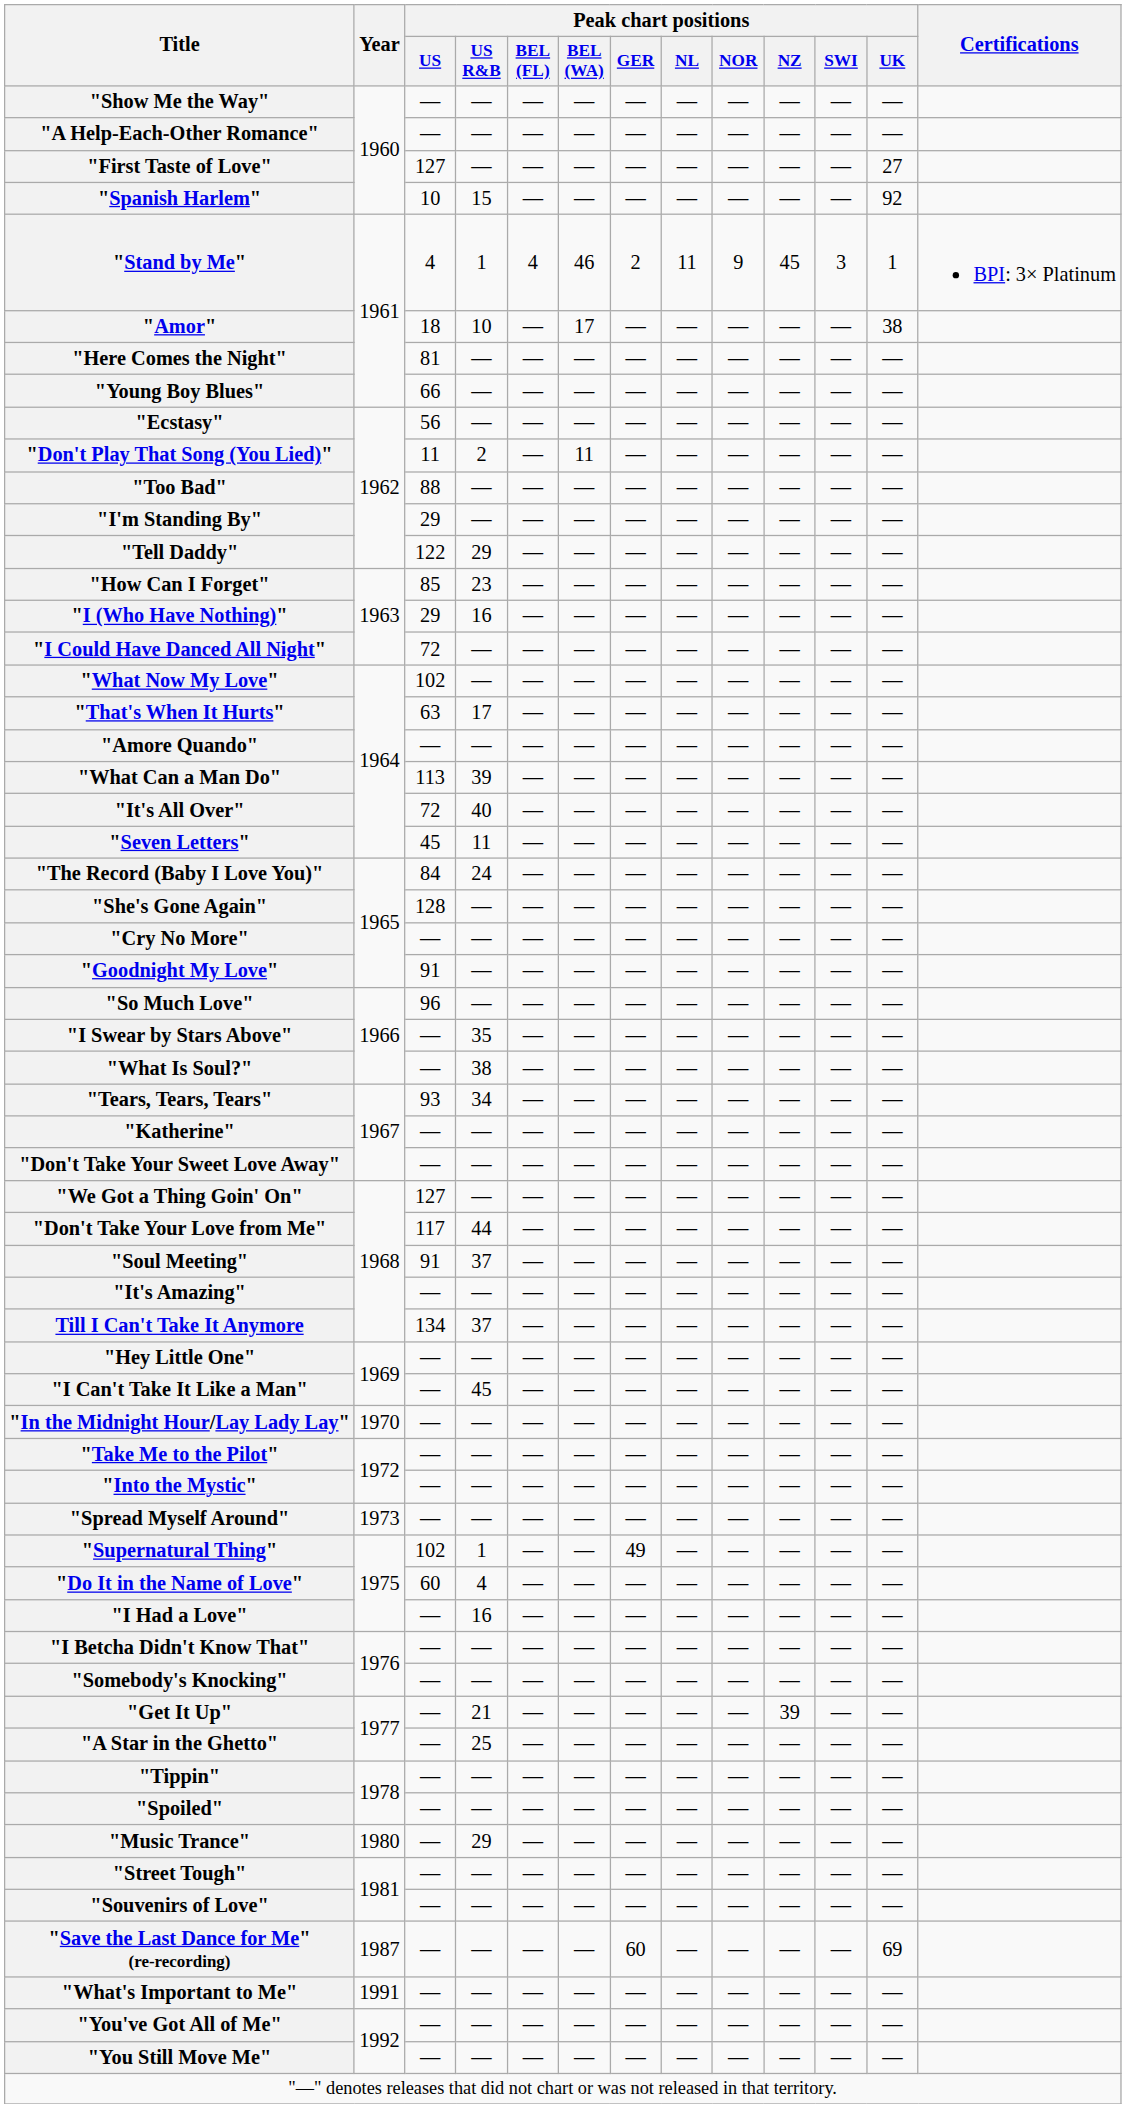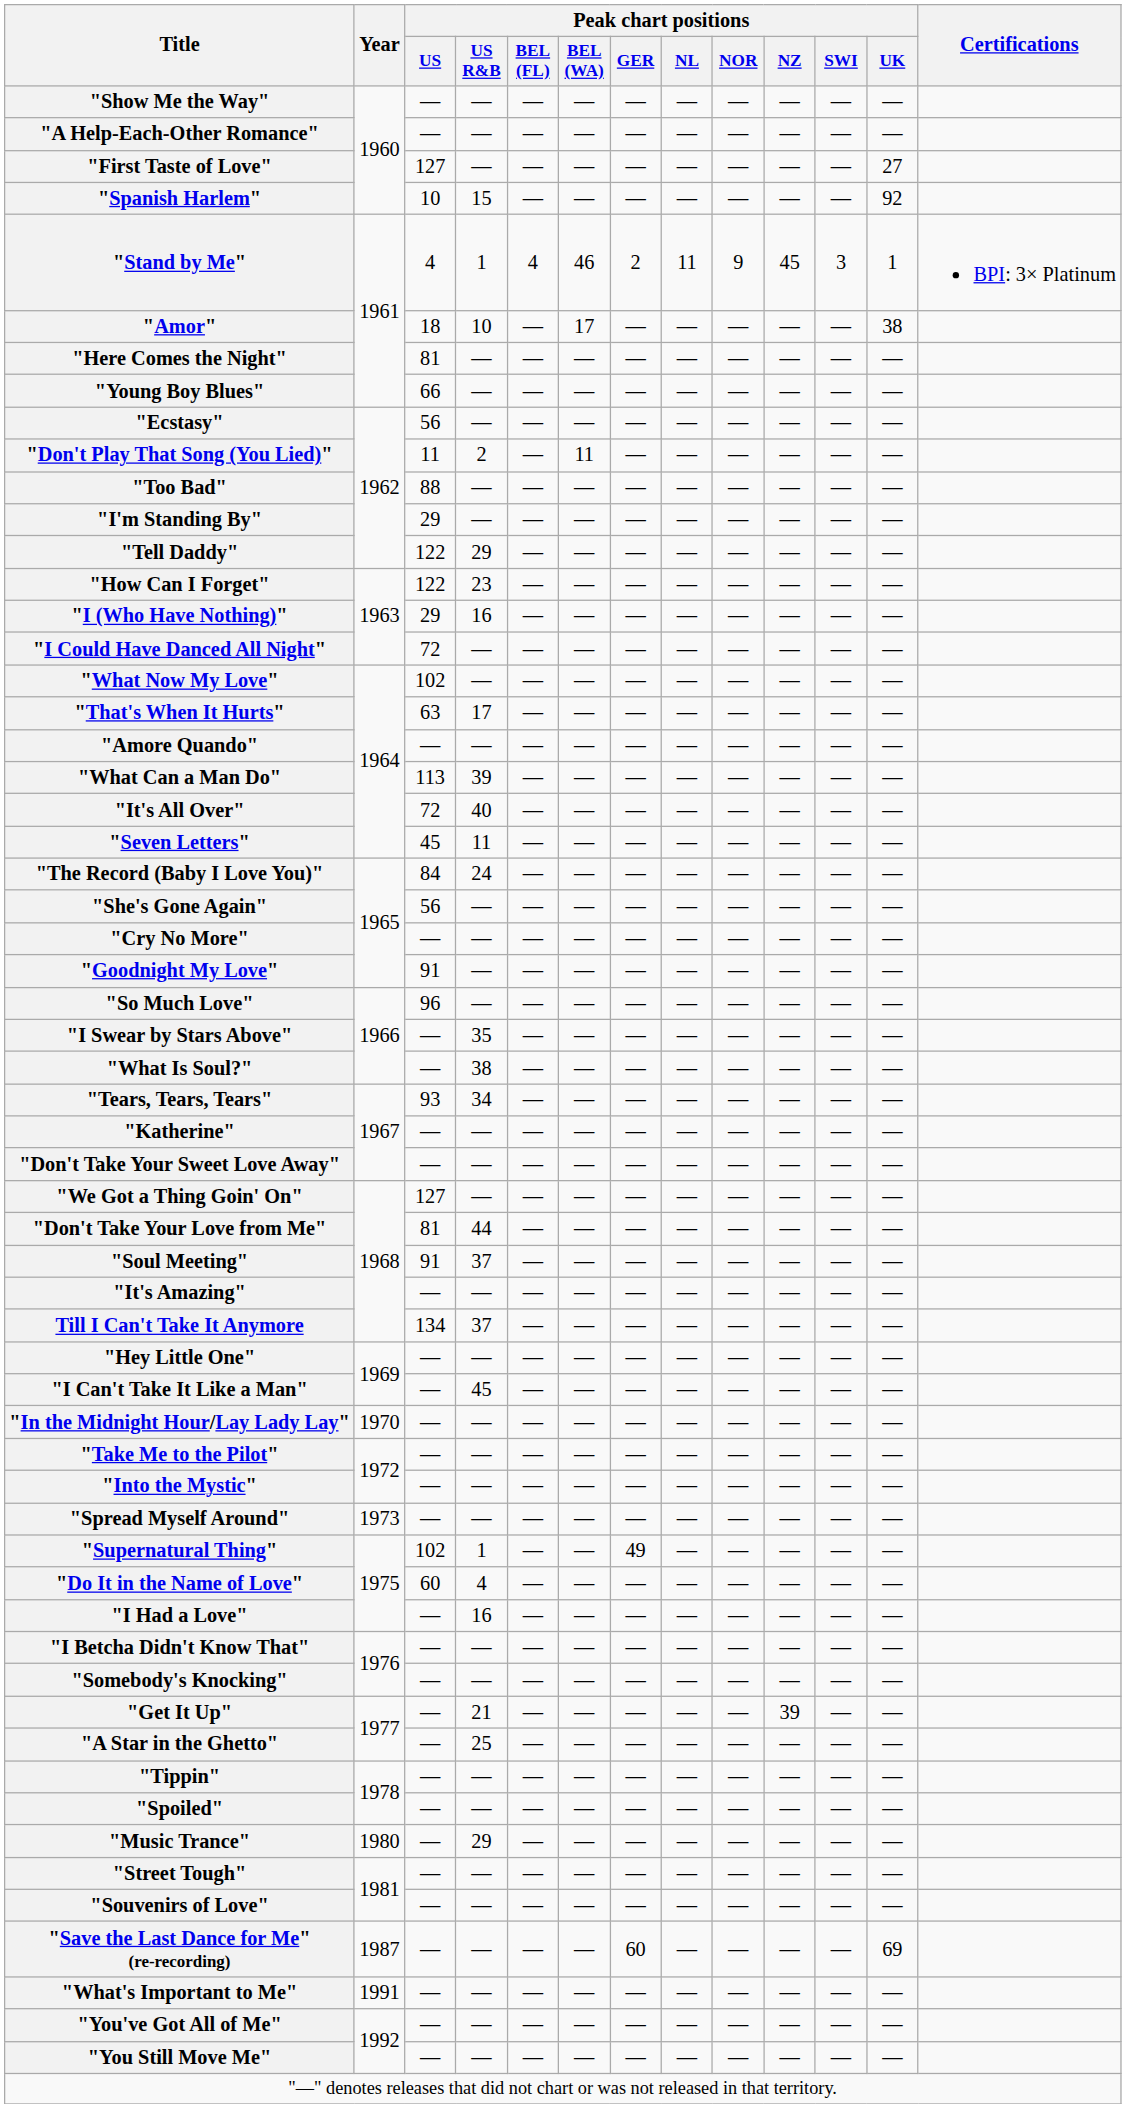(430, 584) 85 -> (430, 584) 122
(430, 906) 128 -> (430, 906) 56
(430, 1228) 117 -> (430, 1228) 81
